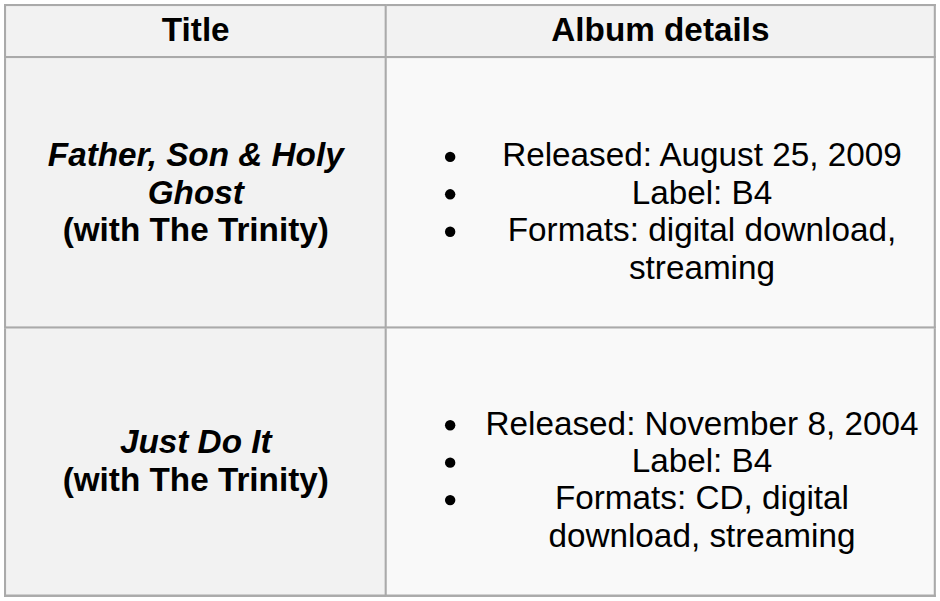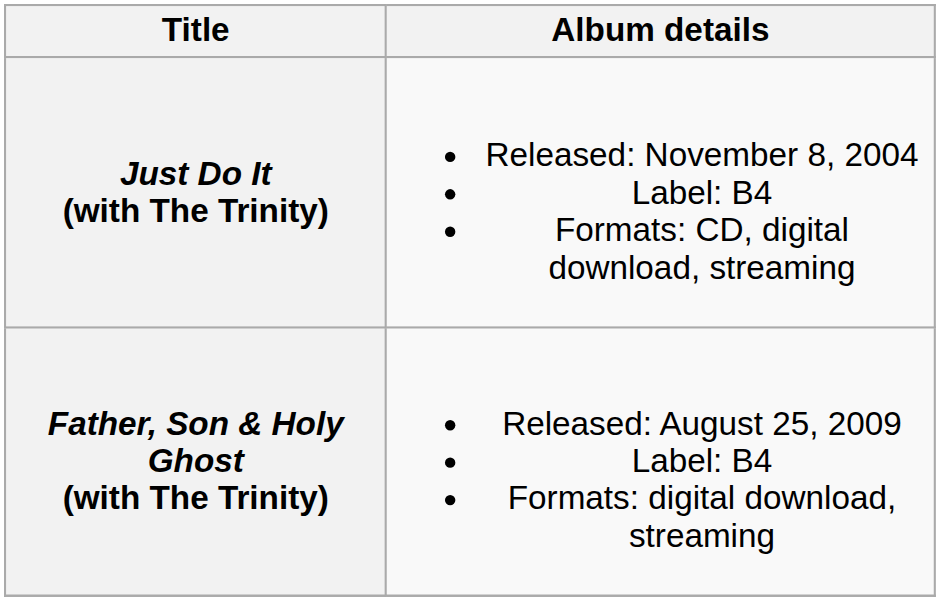rows swapped: (196, 460) <-> (196, 191)
